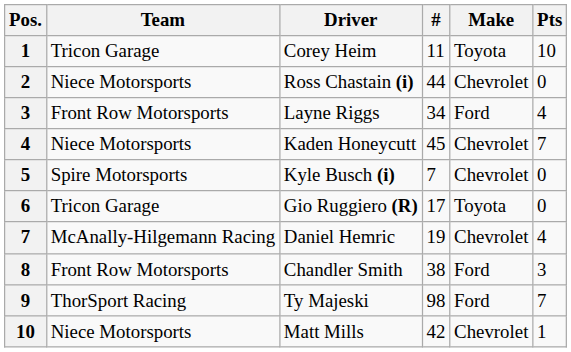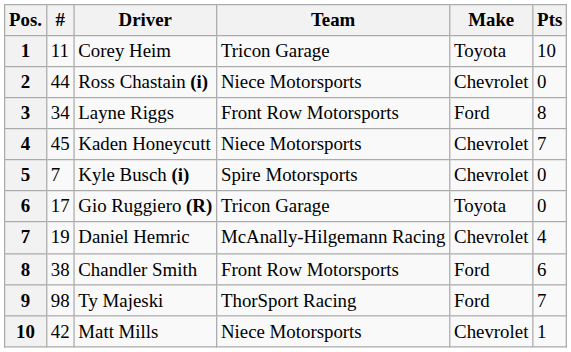columns swapped: (436, 20) <-> (163, 20)
(542, 113) 4 -> (542, 113) 8
(542, 268) 3 -> (542, 268) 6
